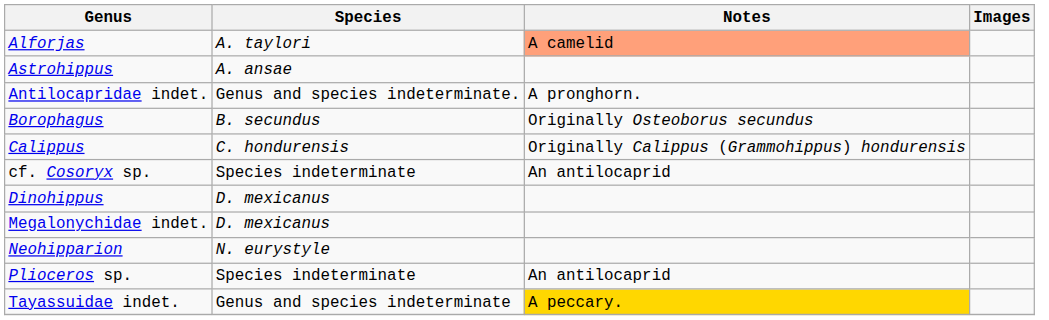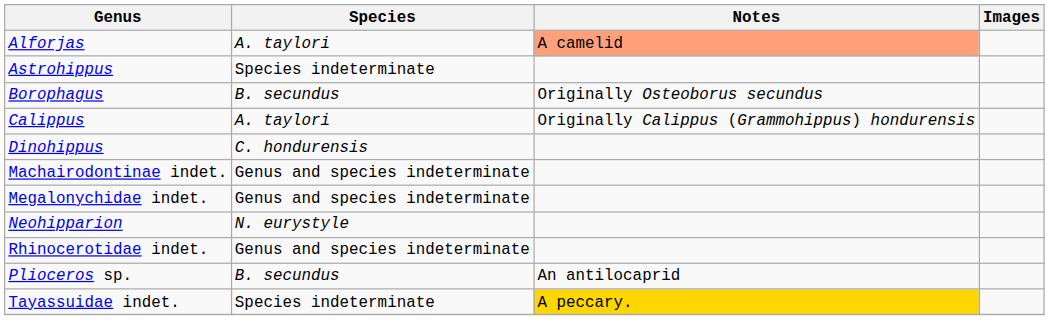(254, 69) A. ansae -> (335, 69) Species indeterminate
- row: (108, 95)
(282, 147) C. hondurensis -> (282, 121) A. taylori
- row: (80, 173)
(273, 198) D. mexicanus -> (301, 147) C. hondurensis
+ row: (118, 173)
(273, 224) D. mexicanus -> (382, 198) Genus and species indeterminate
+ row: (108, 250)
(316, 276) Species indeterminate -> (287, 276) B. secundus
(363, 302) Genus and species indeterminate -> (335, 302) Species indeterminate
